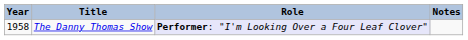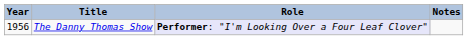(18, 27) 1958 -> (18, 27) 1956
